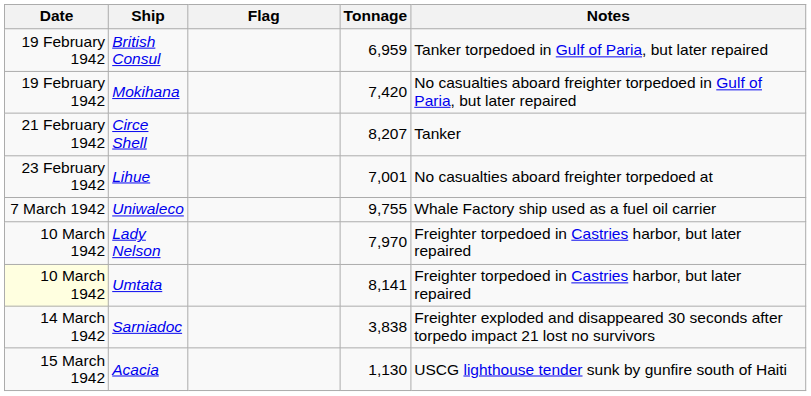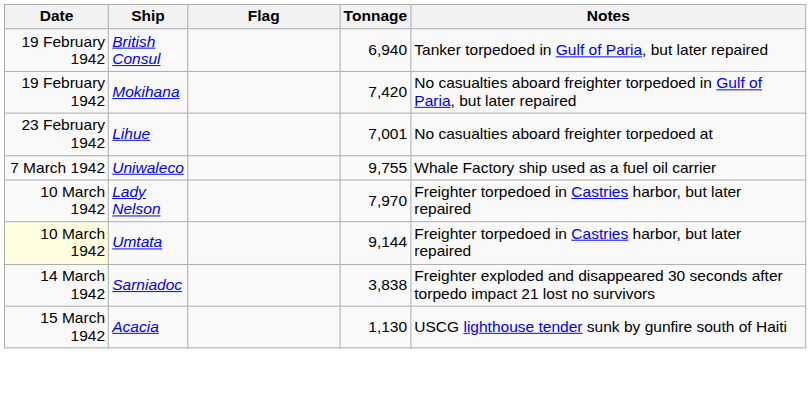(388, 50) 6,959 -> (388, 50) 6,940
- row: (130, 134)
(388, 285) 8,141 -> (388, 243) 9,144
